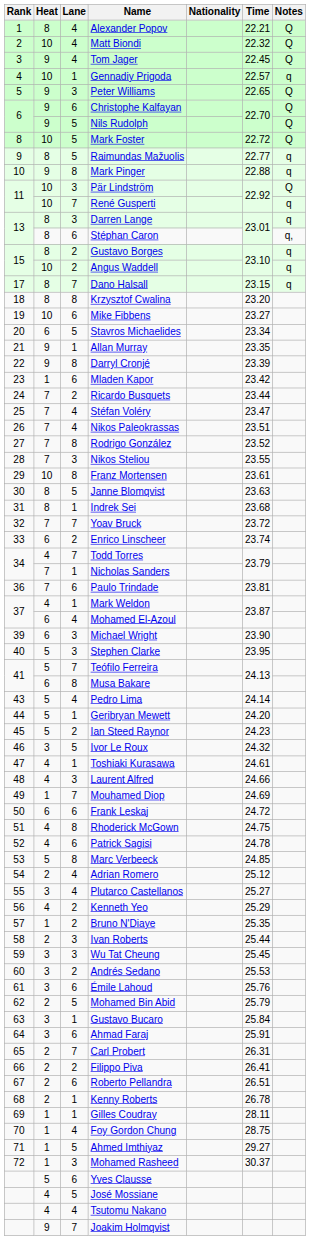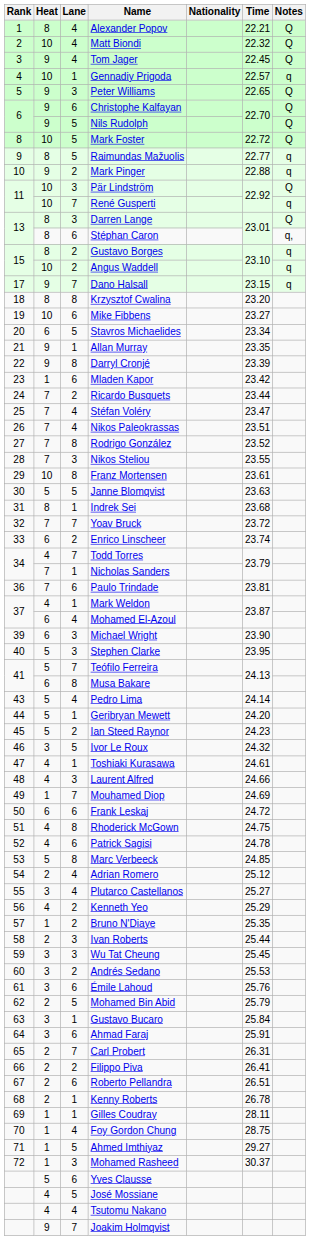(74, 172) 8 -> (74, 172) 2
(289, 220) q -> (289, 220) Q
(47, 284) 8 -> (47, 284) 9
(47, 492) 8 -> (47, 492) 5
